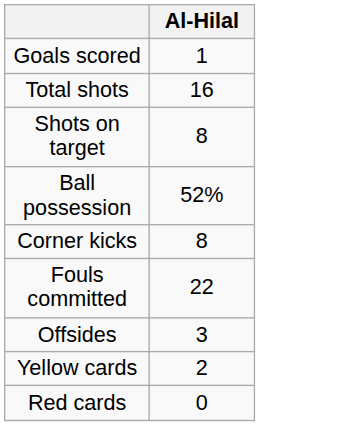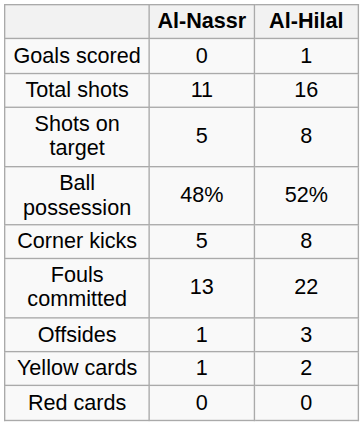+ column: (202, 21)
